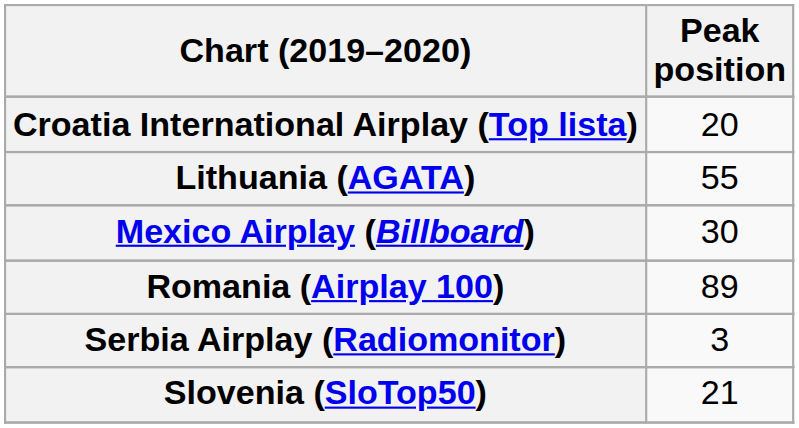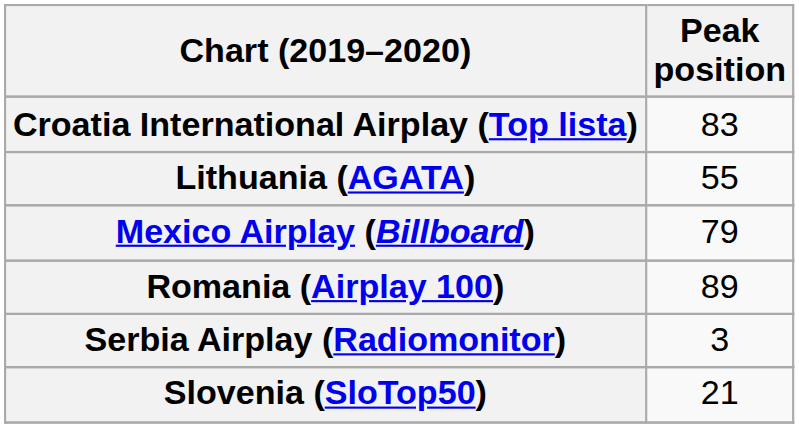(720, 123) 20 -> (720, 123) 83
(720, 232) 30 -> (720, 232) 79
